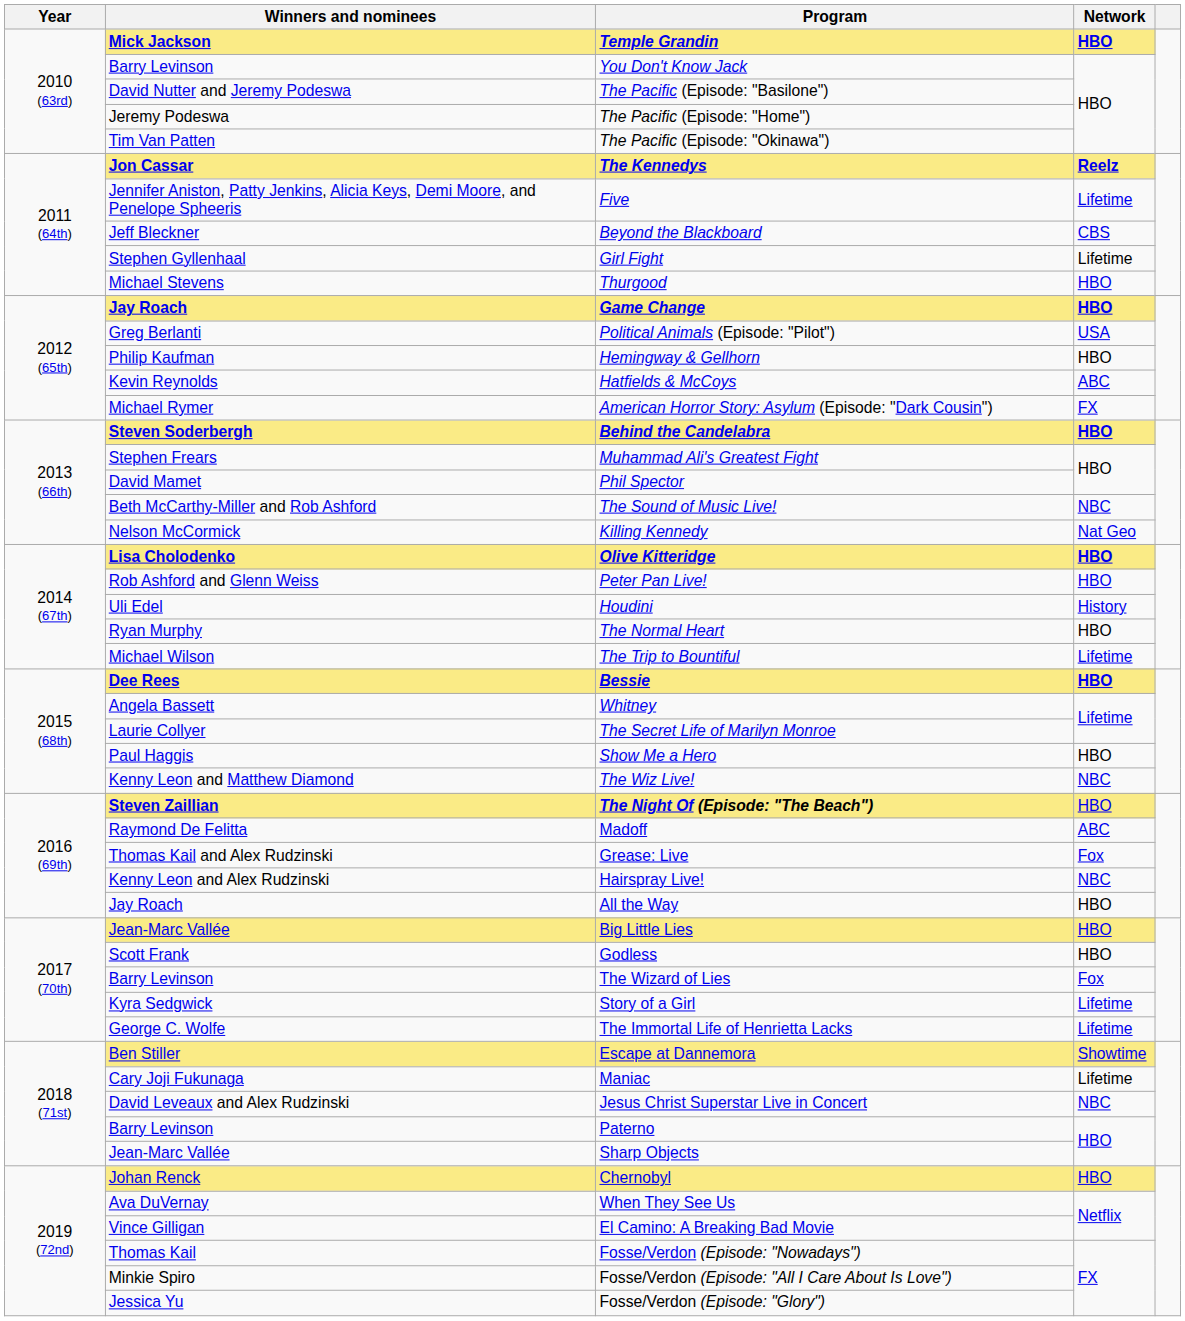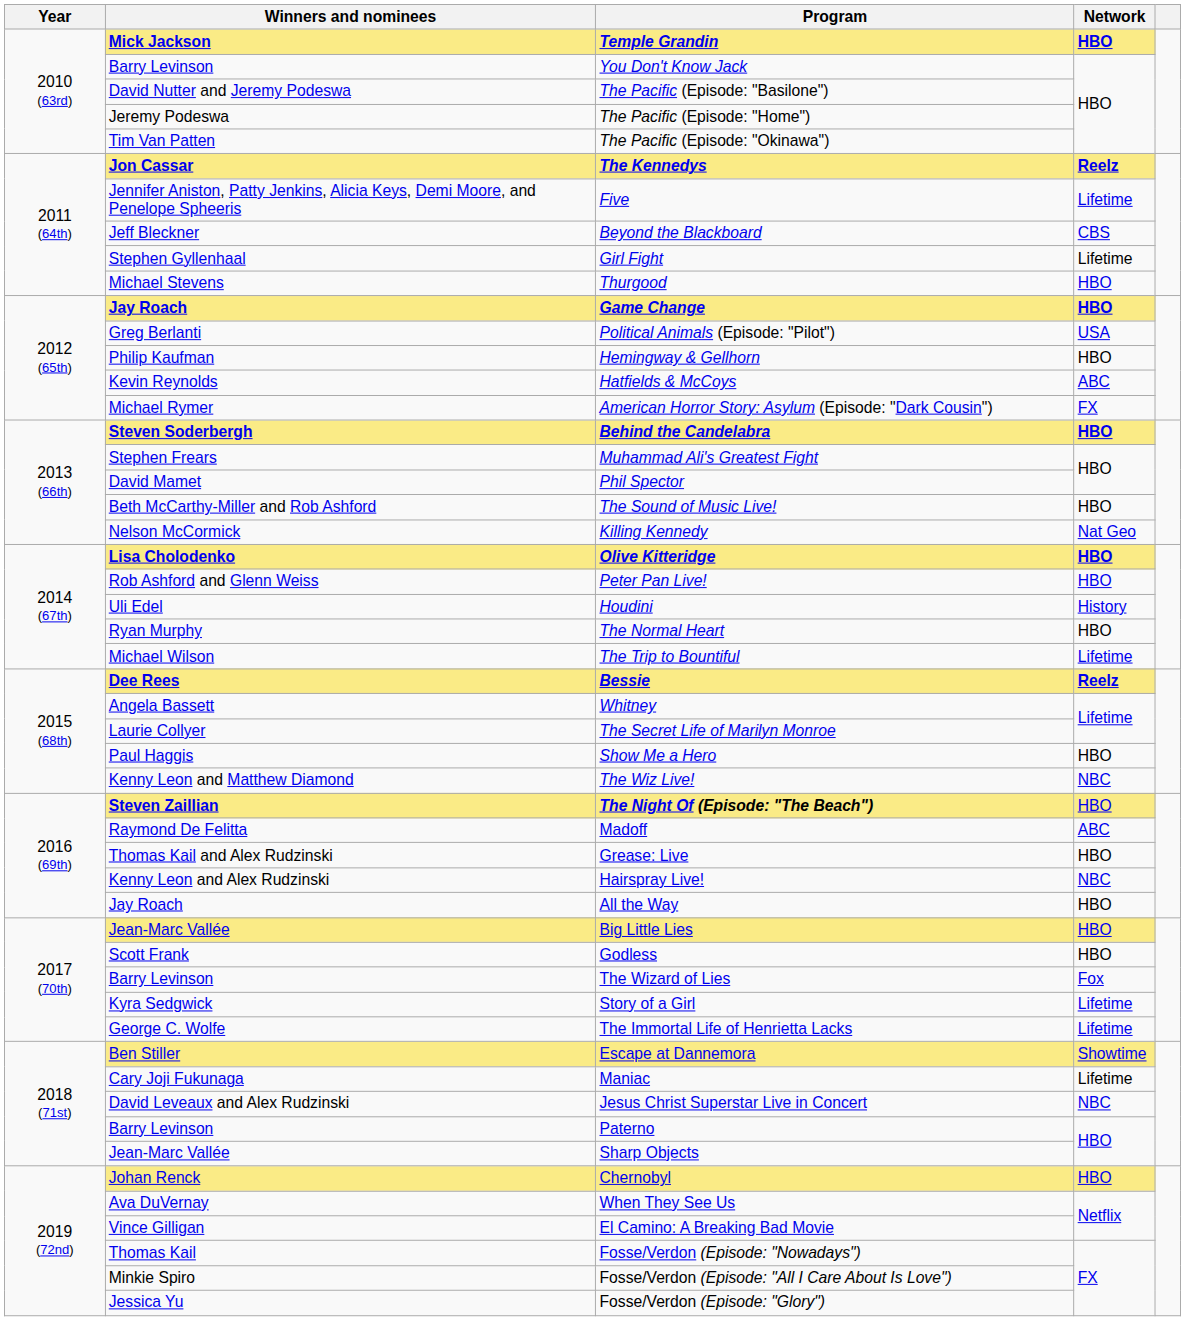(1094, 507) NBC -> (1095, 507) HBO
(1095, 681) HBO -> (1098, 681) Reelz
(1091, 855) Fox -> (1095, 855) HBO
